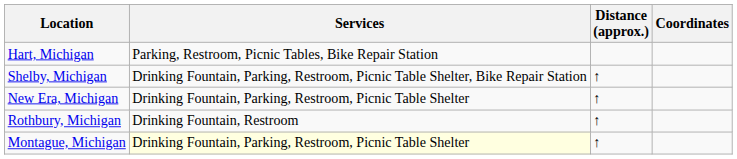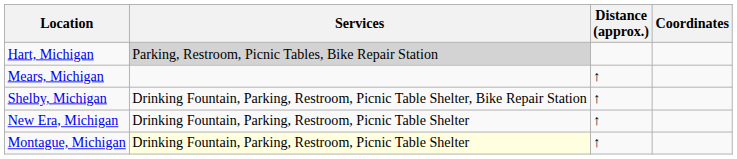(285, 53) no background -> (285, 53) lightgrey background
+ row: (56, 76)
- row: (64, 120)
